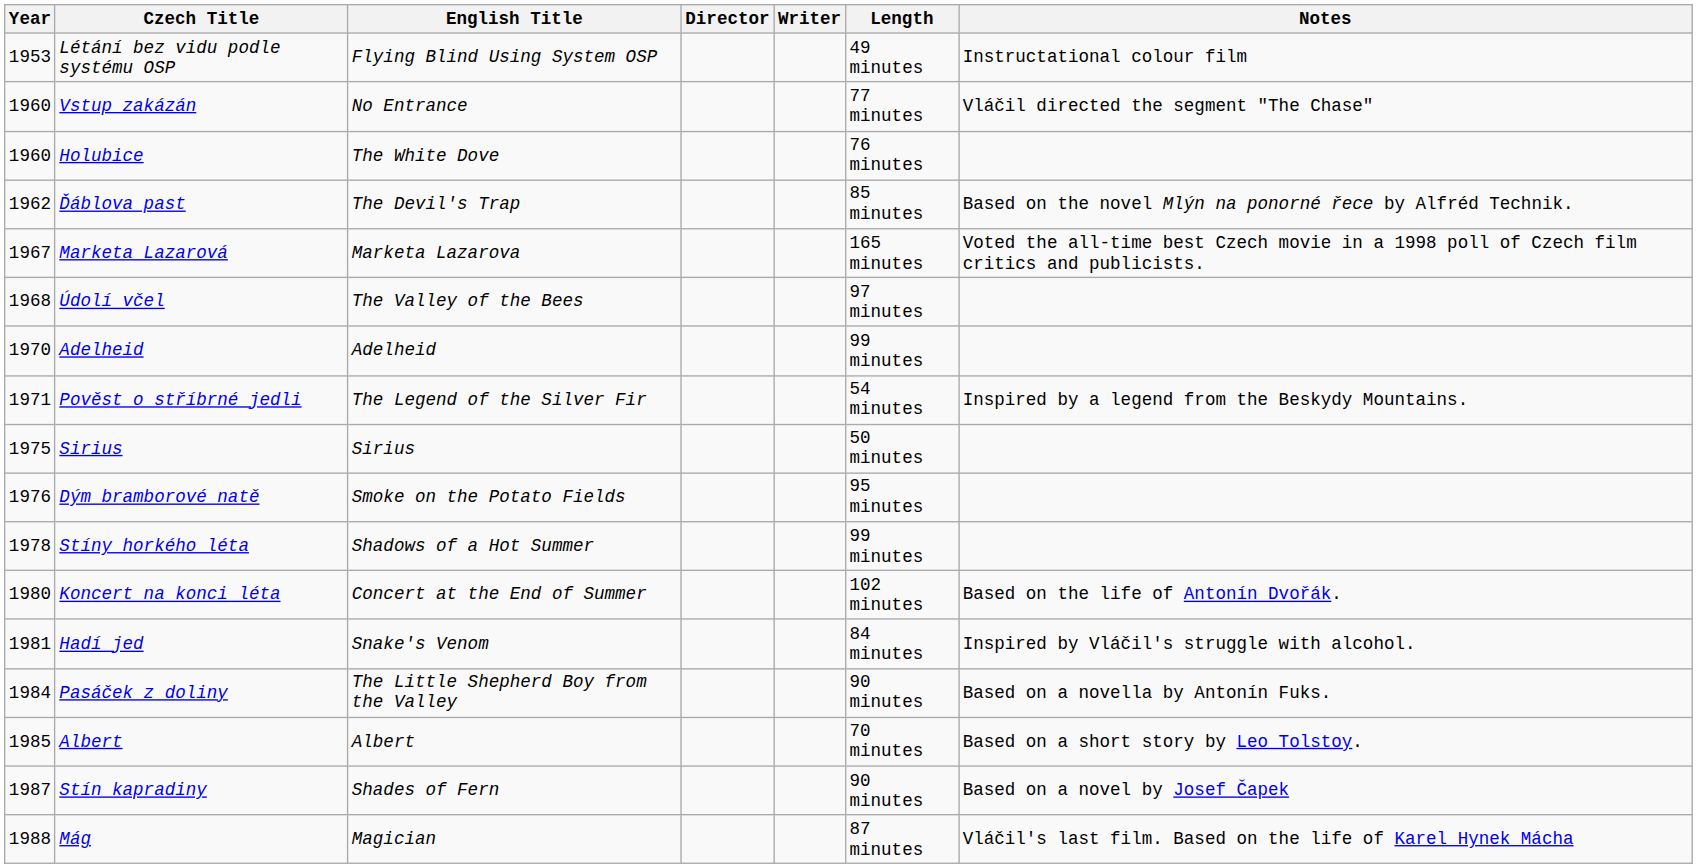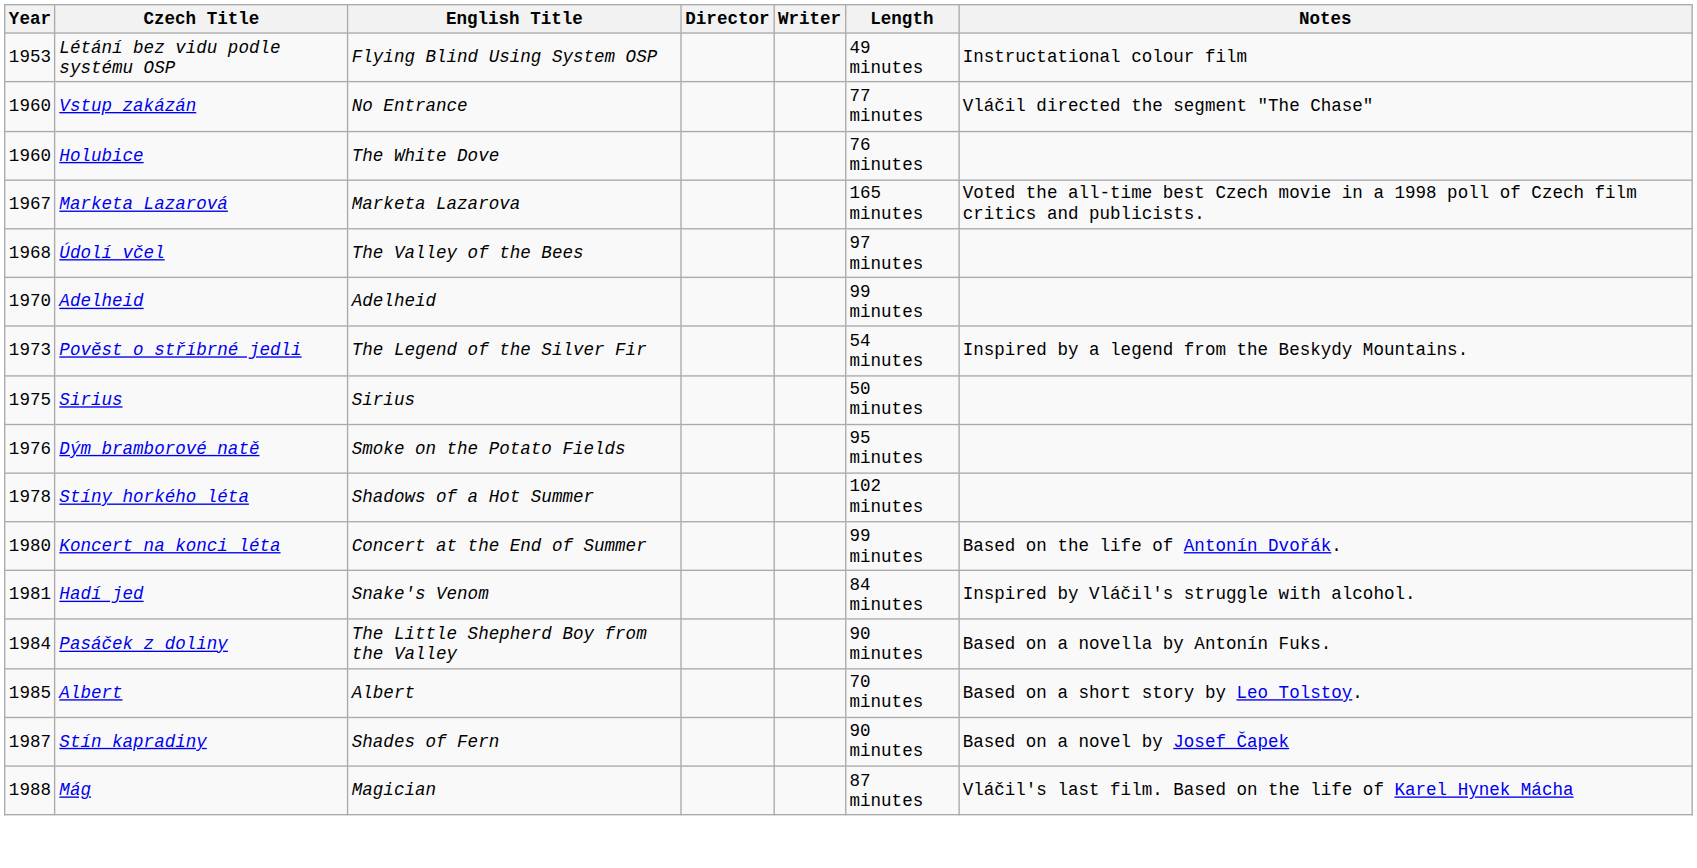- row: (123, 204)
(30, 400) 1971 -> (30, 351) 1973
(886, 546) 99 minutes -> (886, 497) 102 minutes
(886, 595) 102 minutes -> (886, 546) 99 minutes
